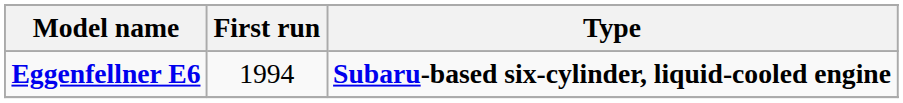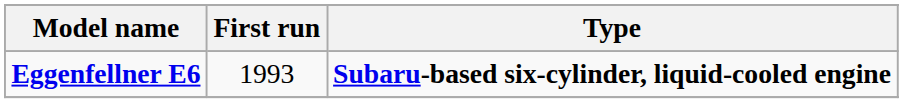(267, 73) 1994 -> (267, 73) 1993
